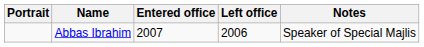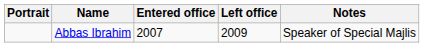(234, 32) 2006 -> (234, 32) 2009
